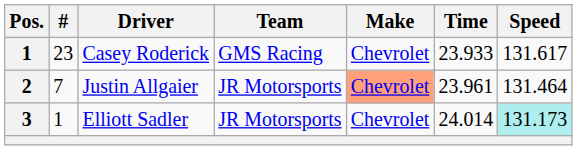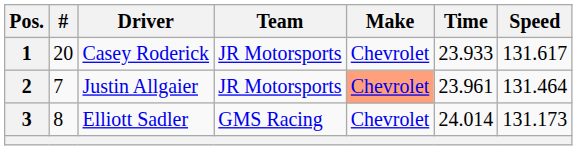(63, 53) 23 -> (63, 53) 20
(271, 53) GMS Racing -> (280, 53) JR Motorsports
(58, 119) 1 -> (58, 119) 8
(280, 119) JR Motorsports -> (271, 119) GMS Racing
(535, 119) paleturquoise background -> (535, 119) no background
